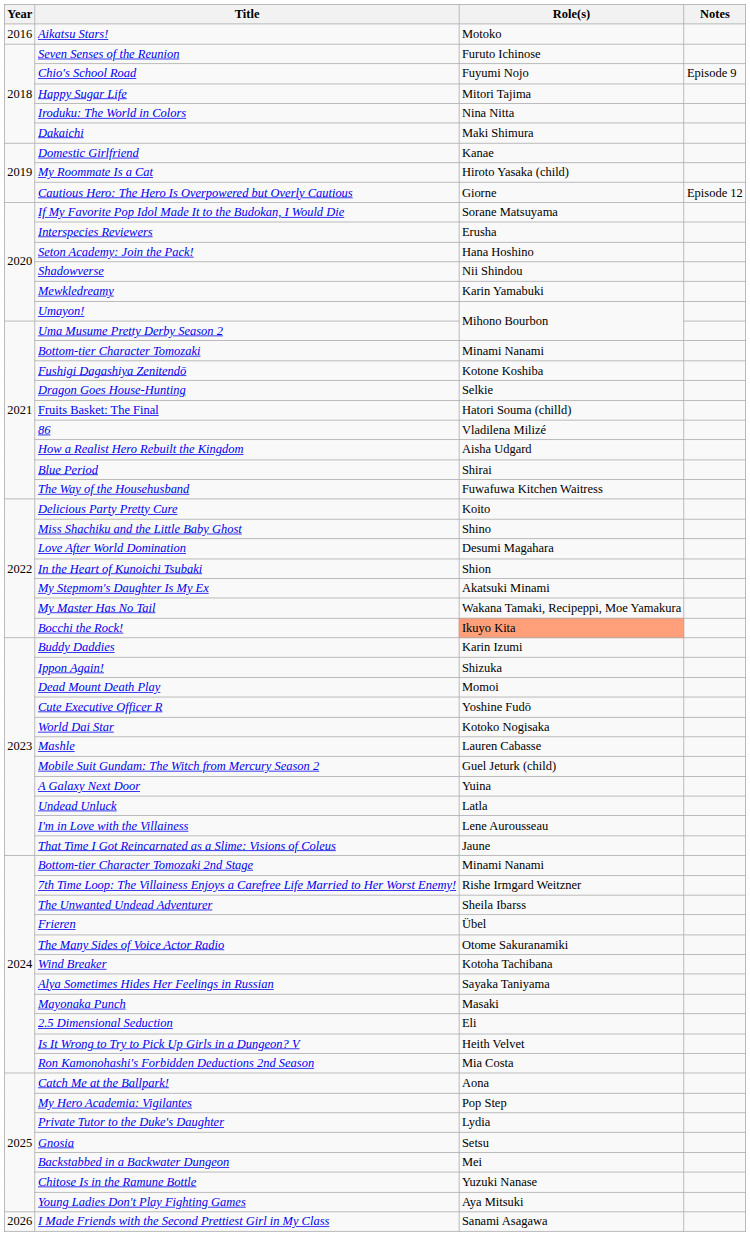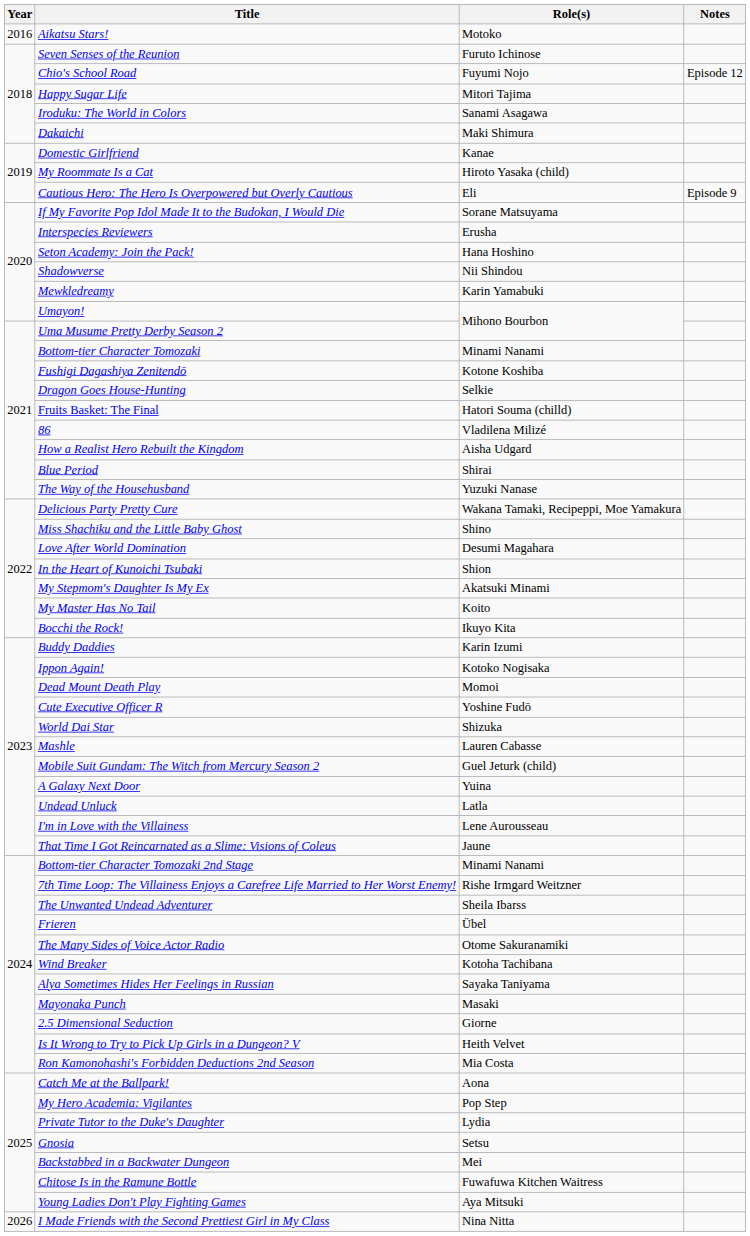(712, 73) Episode 9 -> (715, 73) Episode 12
(488, 113) Nina Nitta -> (505, 113) Sanami Asagawa
(479, 192) Giorne -> (469, 192) Eli
(715, 192) Episode 12 -> (712, 192) Episode 9
(532, 489) Fuwafuwa Kitchen Waitress -> (500, 489) Yuzuki Nanase
(476, 509) Koito -> (572, 509) Wakana Tamaki, Recipeppi, Moe Yamakura
(572, 608) Wakana Tamaki, Recipeppi, Moe Yamakura -> (476, 608) Koito
(489, 627) lightsalmon background -> (489, 627) no background
(482, 667) Shizuka -> (506, 667) Kotoko Nogisaka
(506, 726) Kotoko Nogisaka -> (482, 726) Shizuka
(469, 1023) Eli -> (479, 1023) Giorne
(500, 1182) Yuzuki Nanase -> (532, 1182) Fuwafuwa Kitchen Waitress
(505, 1221) Sanami Asagawa -> (488, 1221) Nina Nitta
